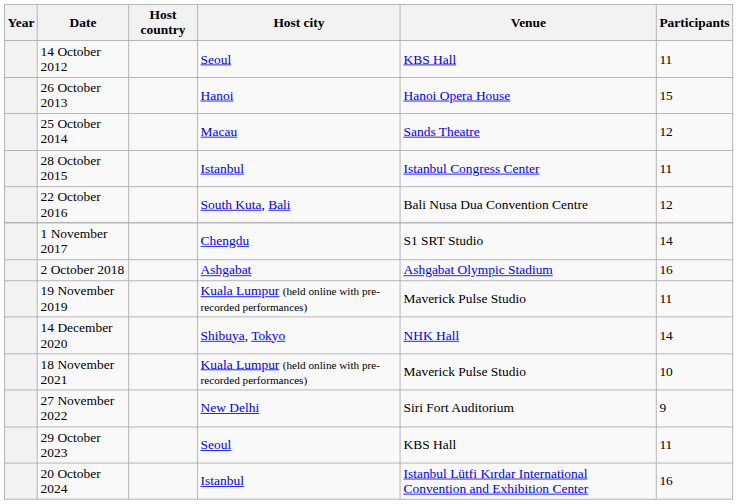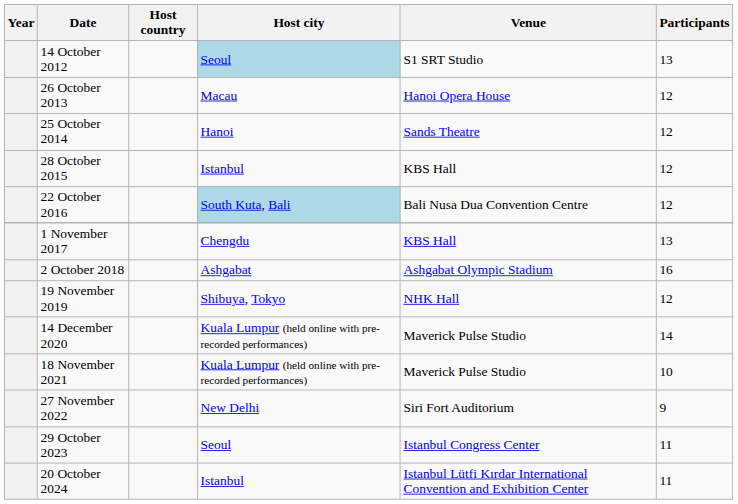(216, 59) no background -> (216, 59) lightblue background
(430, 59) KBS Hall -> (443, 59) S1 SRT Studio
(666, 59) 11 -> (666, 59) 13
(217, 95) Hanoi -> (219, 95) Macau
(666, 95) 15 -> (666, 95) 12
(219, 132) Macau -> (217, 132) Hanoi
(471, 168) Istanbul Congress Center -> (430, 168) KBS Hall
(666, 168) 11 -> (666, 168) 12
(246, 204) no background -> (246, 204) lightblue background
(443, 241) S1 SRT Studio -> (430, 241) KBS Hall
(666, 241) 14 -> (666, 241) 13
(290, 299) Kuala Lumpur (held online with pre-recorded performances) -> (243, 299) Shibuya, Tokyo
(465, 299) Maverick Pulse Studio -> (431, 299) NHK Hall
(666, 299) 11 -> (666, 299) 12
(243, 335) Shibuya, Tokyo -> (290, 335) Kuala Lumpur (held online with pre-recorded performances)
(431, 335) NHK Hall -> (465, 335) Maverick Pulse Studio
(430, 444) KBS Hall -> (471, 444) Istanbul Congress Center
(666, 481) 16 -> (666, 481) 11
